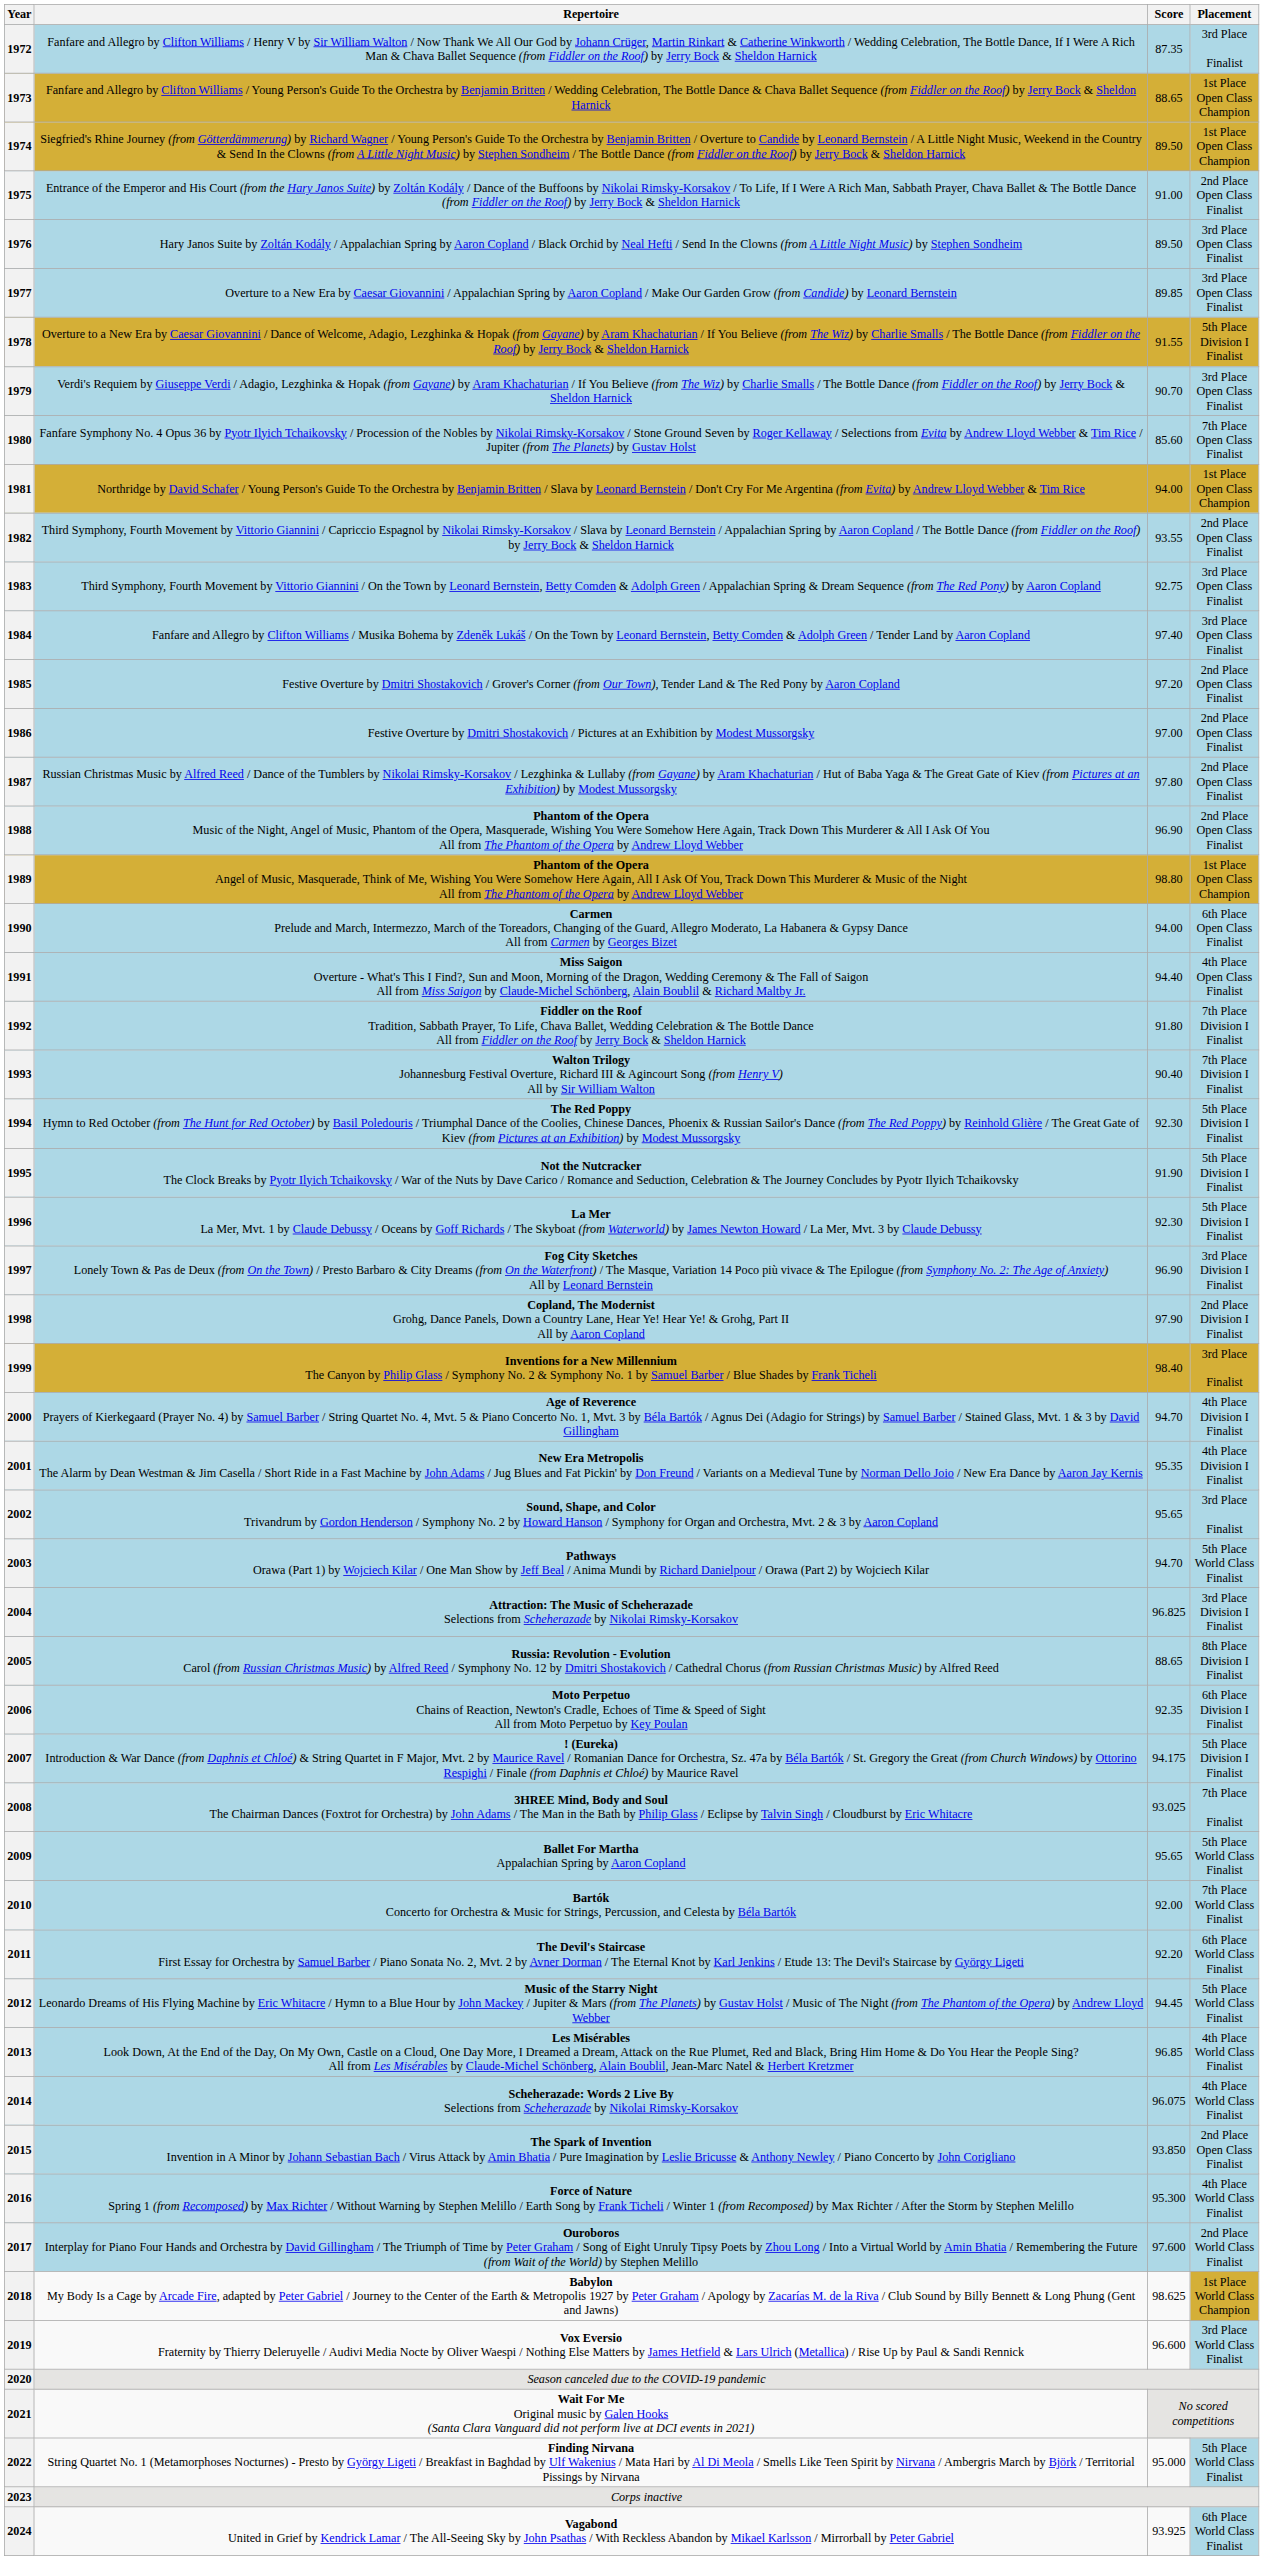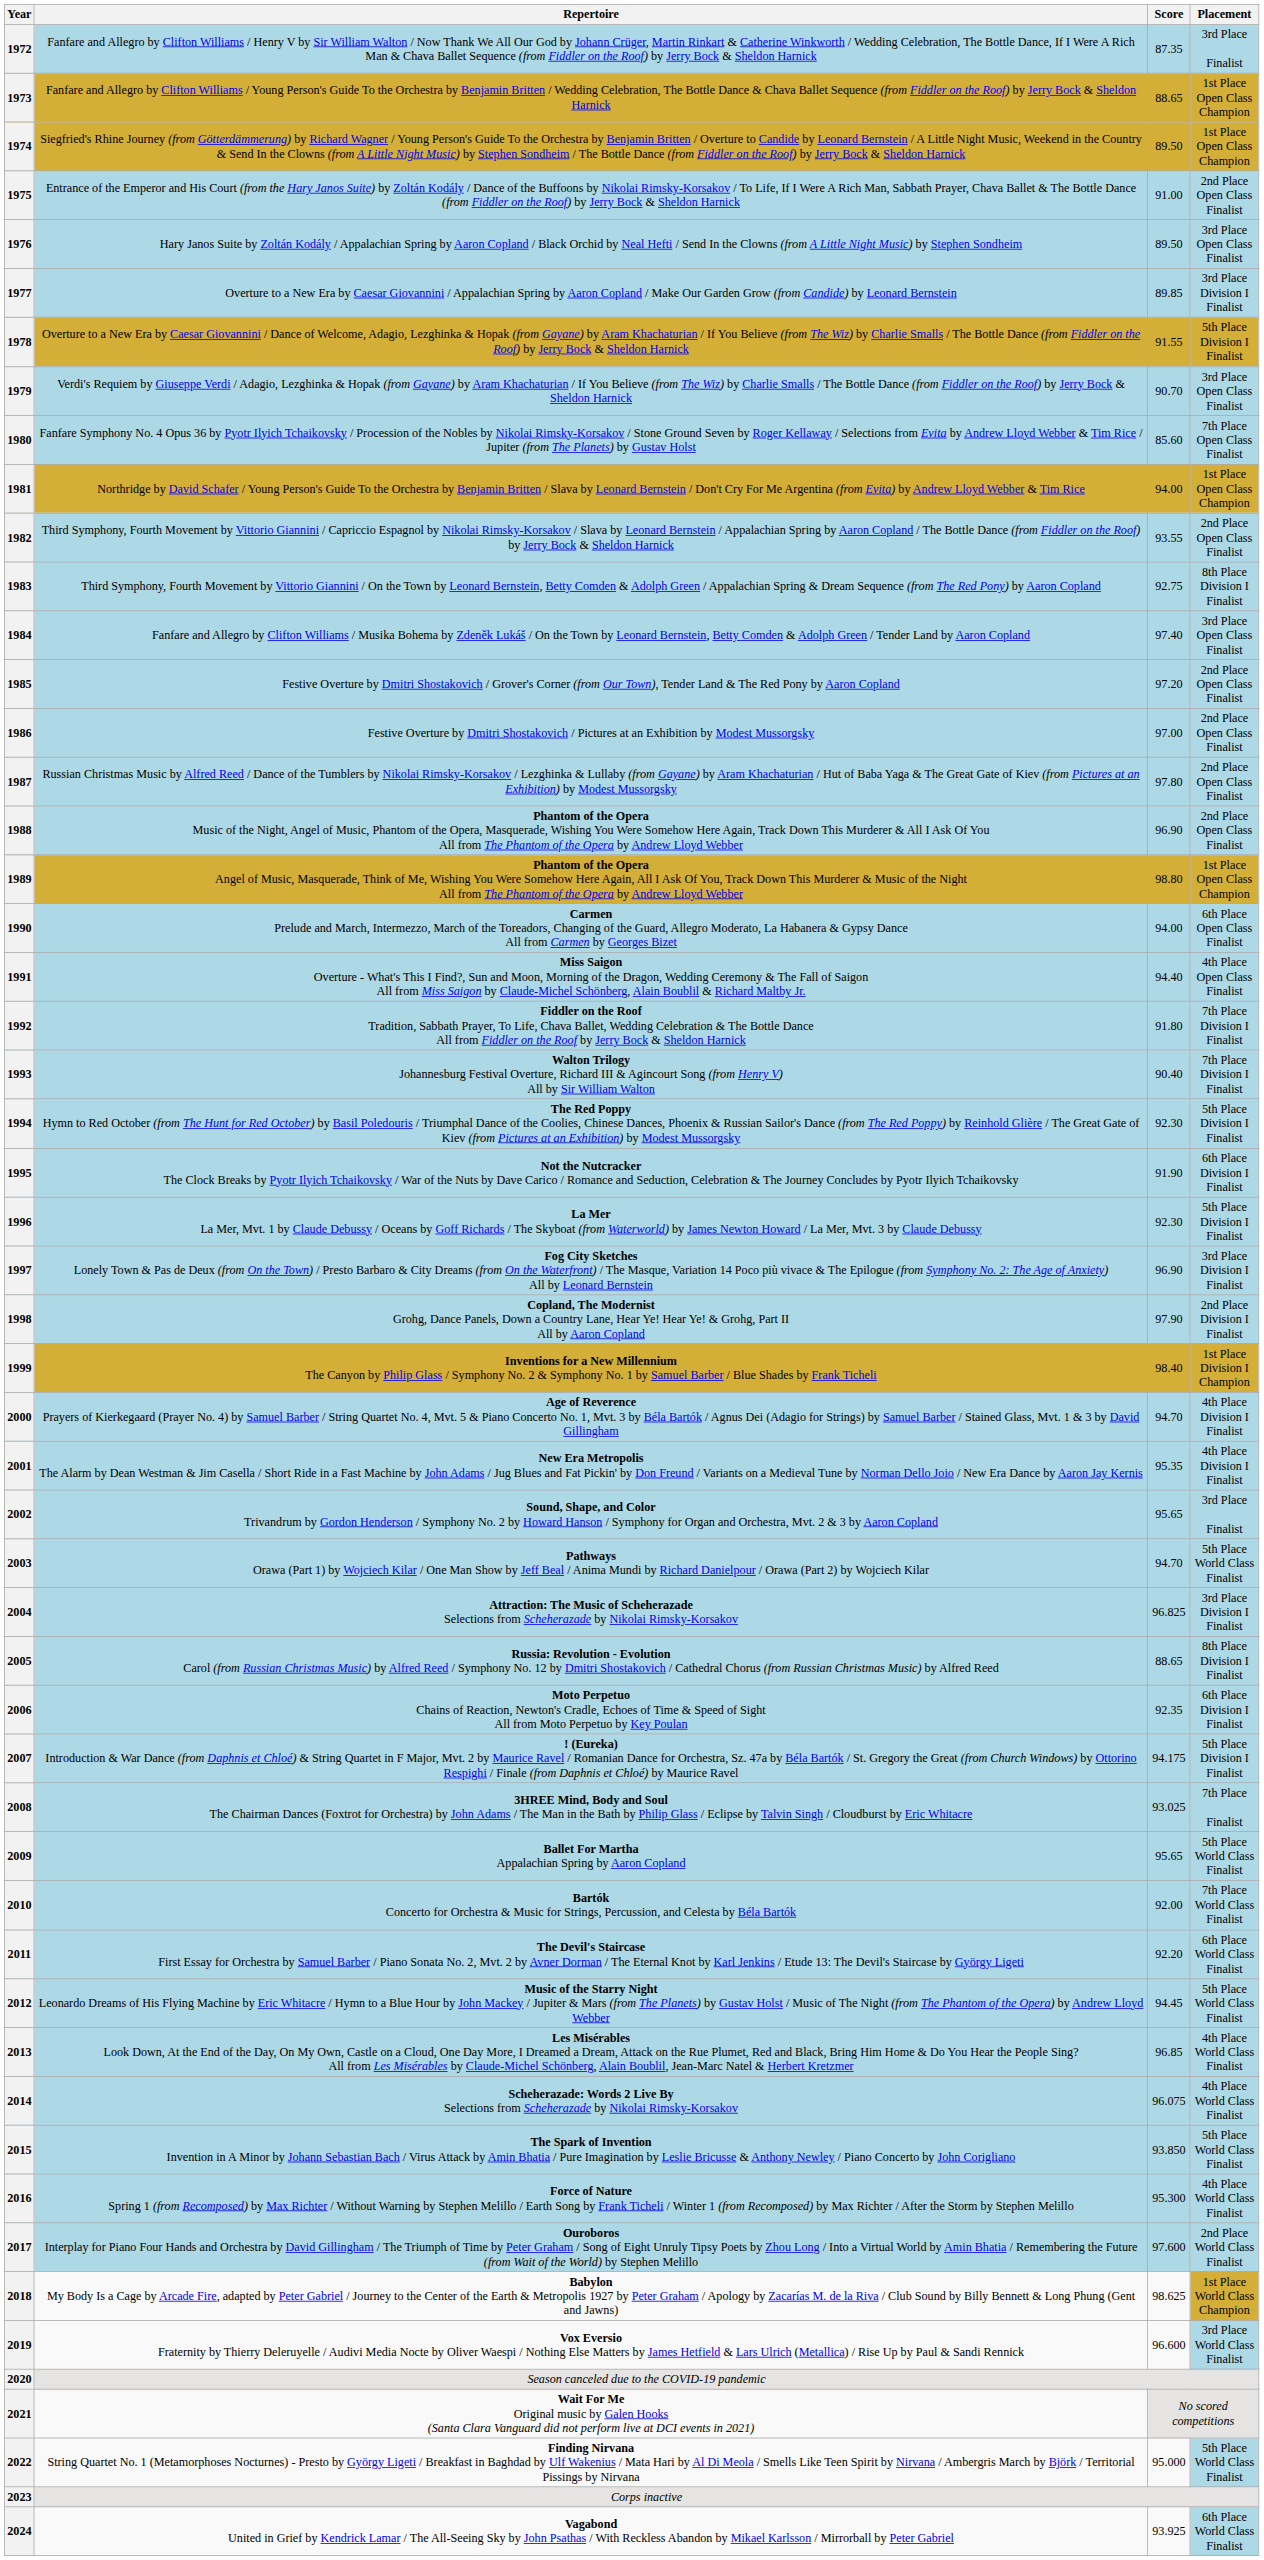(1224, 293) 3rd Place Open Class Finalist -> (1224, 293) 3rd Place Division I Finalist
(1224, 586) 3rd Place Open Class Finalist -> (1224, 586) 8th Place Division I Finalist
(1224, 1172) 5th Place Division I Finalist -> (1224, 1172) 6th Place Division I Finalist
(1224, 1368) 3rd Place Finalist -> (1224, 1368) 1st Place Division I Champion
(1224, 2149) 2nd Place Open Class Finalist -> (1224, 2149) 5th Place World Class Finalist
